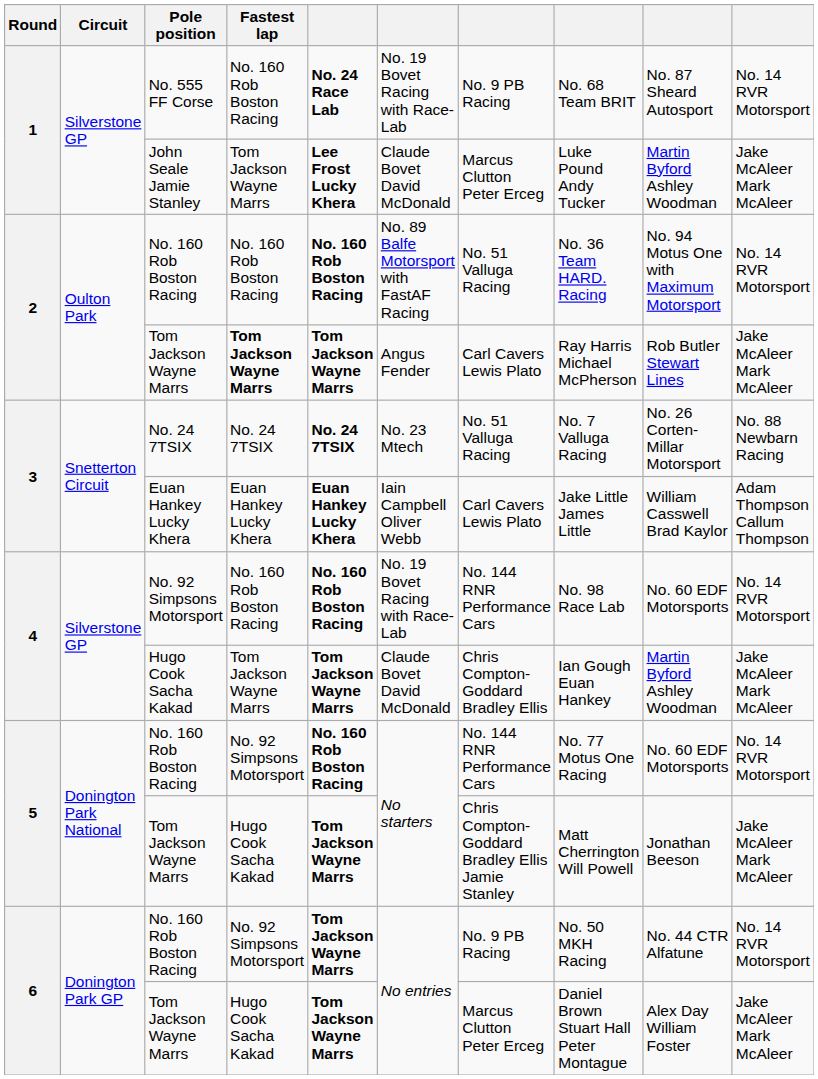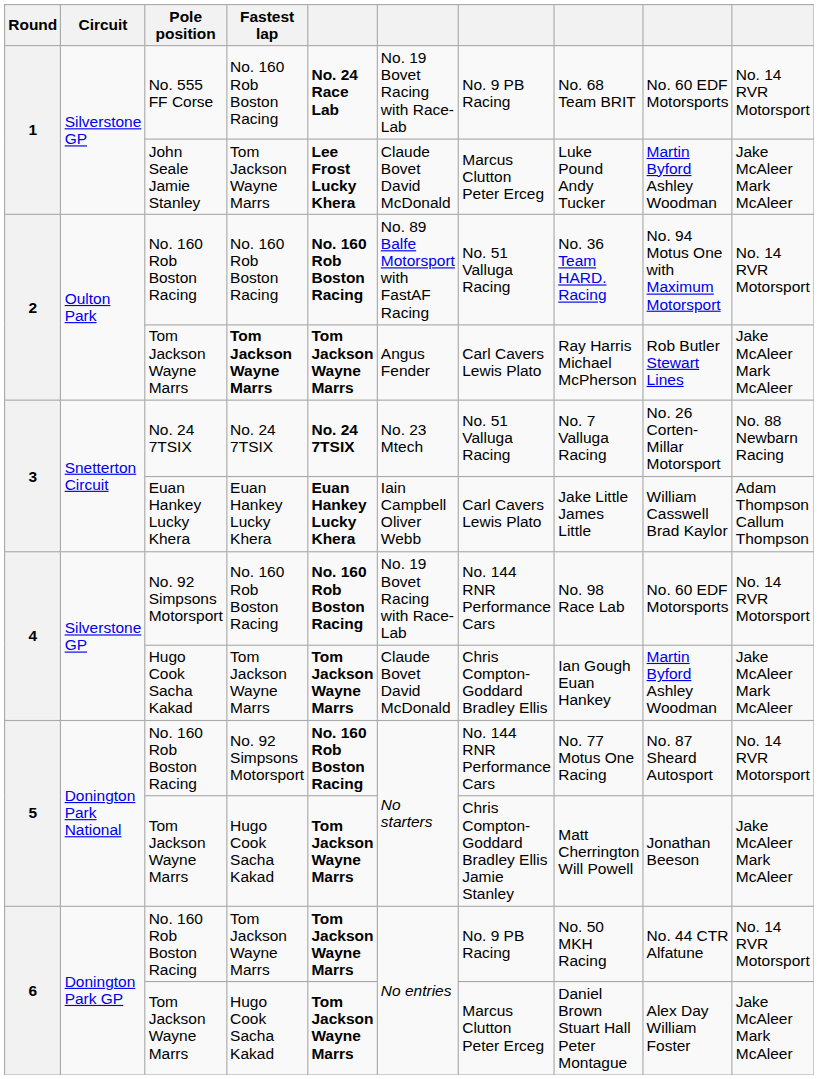(680, 92) No. 87 Sheard Autosport -> (687, 92) No. 60 EDF Motorsports
(687, 758) No. 60 EDF Motorsports -> (680, 758) No. 87 Sheard Autosport
(267, 944) No. 92 Simpsons Motorsport -> (258, 944) Tom Jackson Wayne Marrs
